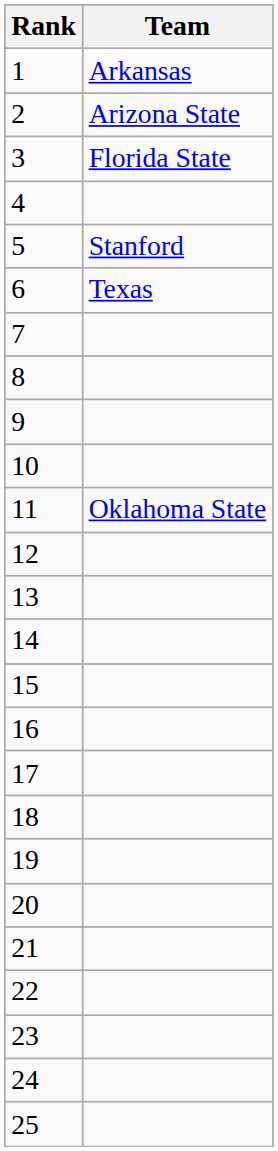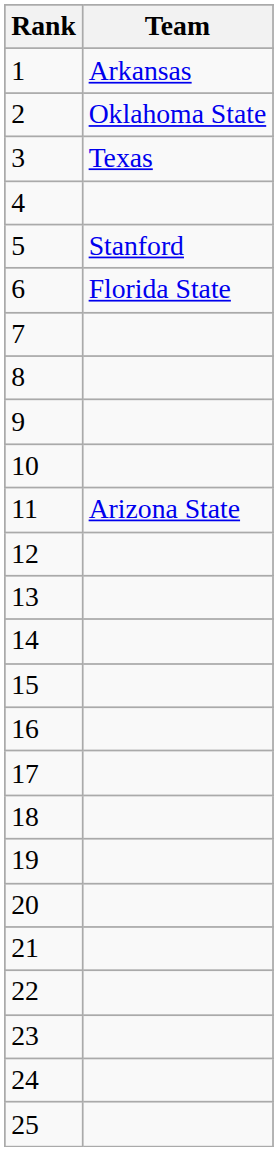(164, 114) Arizona State -> (177, 114) Oklahoma State
(160, 158) Florida State -> (121, 158) Texas
(121, 289) Texas -> (160, 289) Florida State
(177, 509) Oklahoma State -> (164, 509) Arizona State
